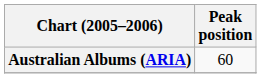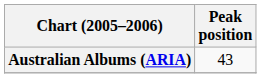(225, 60) 60 -> (225, 60) 43
